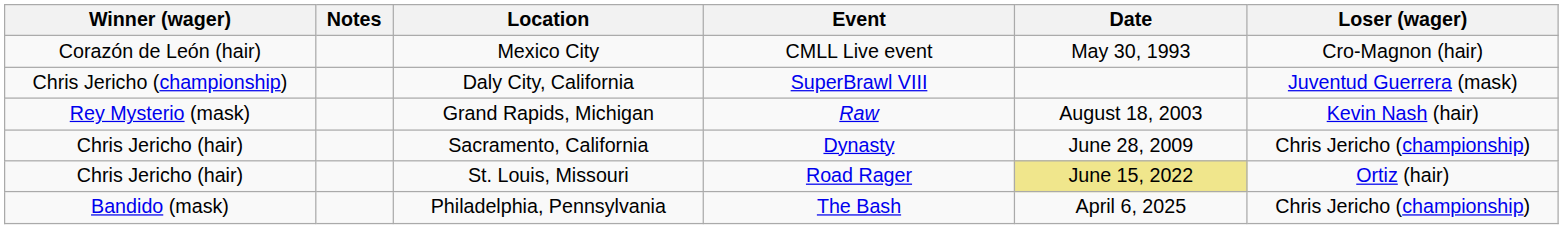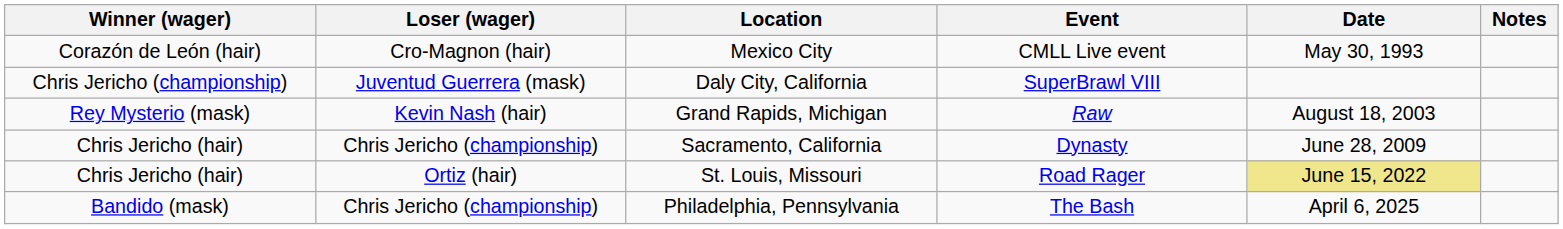columns swapped: (1403, 20) <-> (354, 20)
